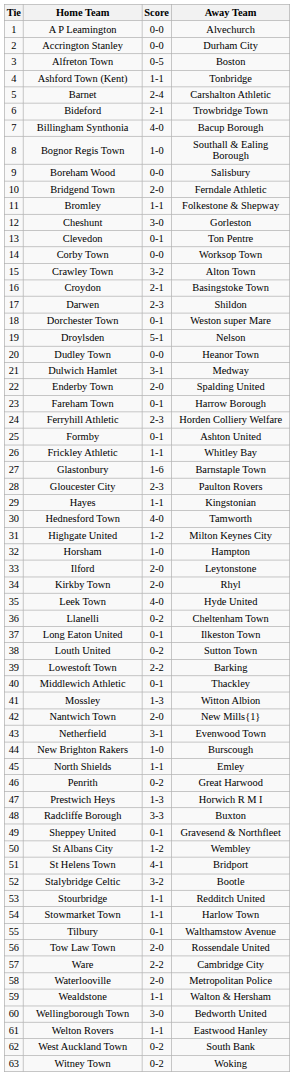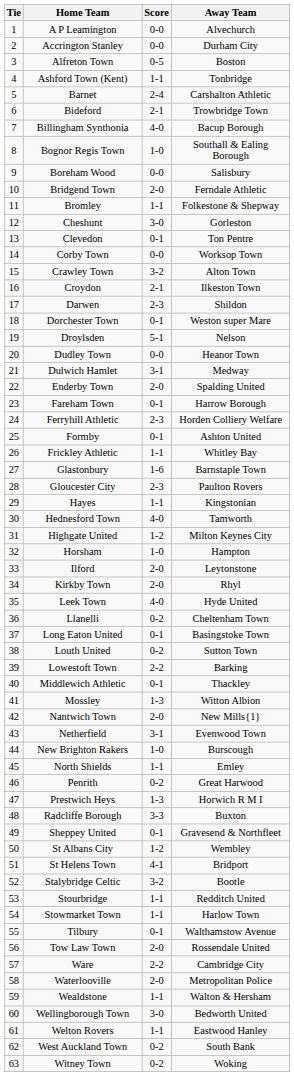(231, 288) Basingstoke Town -> (231, 288) Ilkeston Town
(231, 634) Ilkeston Town -> (231, 634) Basingstoke Town
